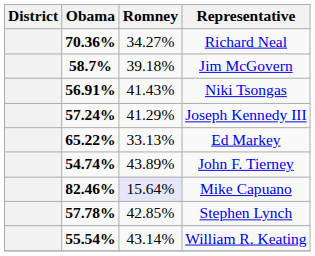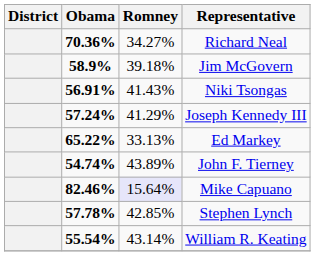(90, 66) 58.7% -> (90, 66) 58.9%
